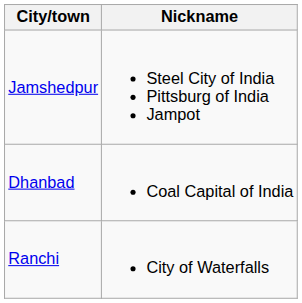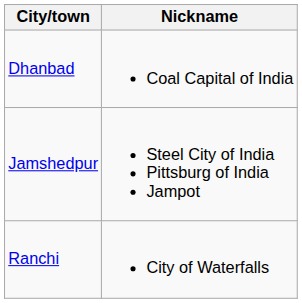rows swapped: (53, 87) <-> (41, 182)
